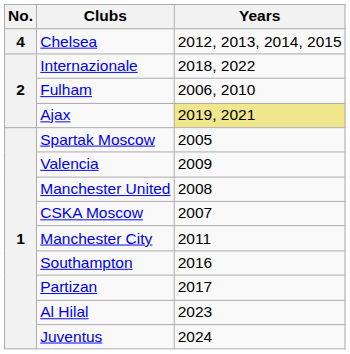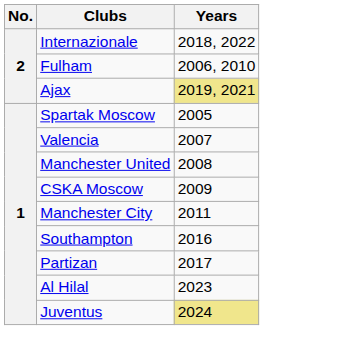- row: (69, 41)
(195, 164) 2009 -> (195, 139) 2007
(195, 213) 2007 -> (195, 189) 2009
(195, 336) no background -> (195, 312) khaki background
